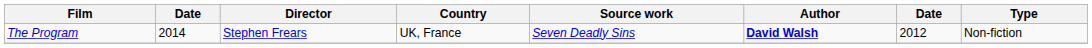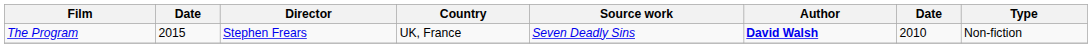(172, 33) 2014 -> (172, 33) 2015
(913, 33) 2012 -> (913, 33) 2010
